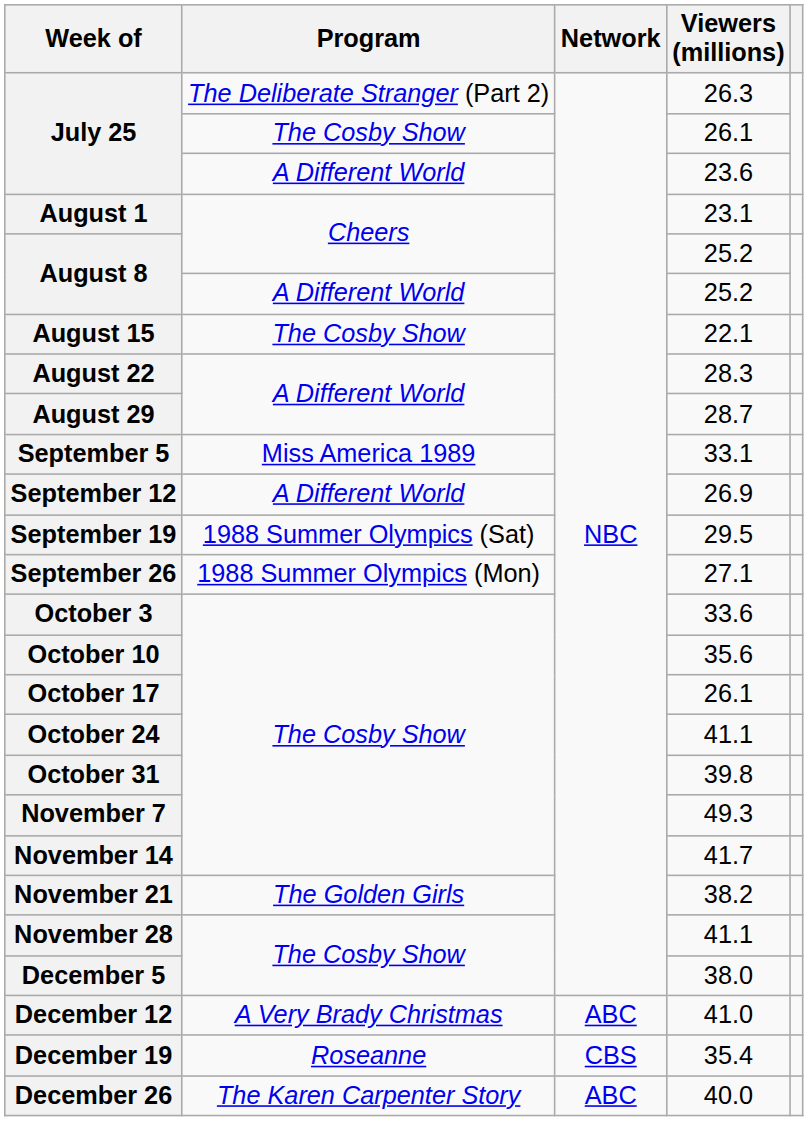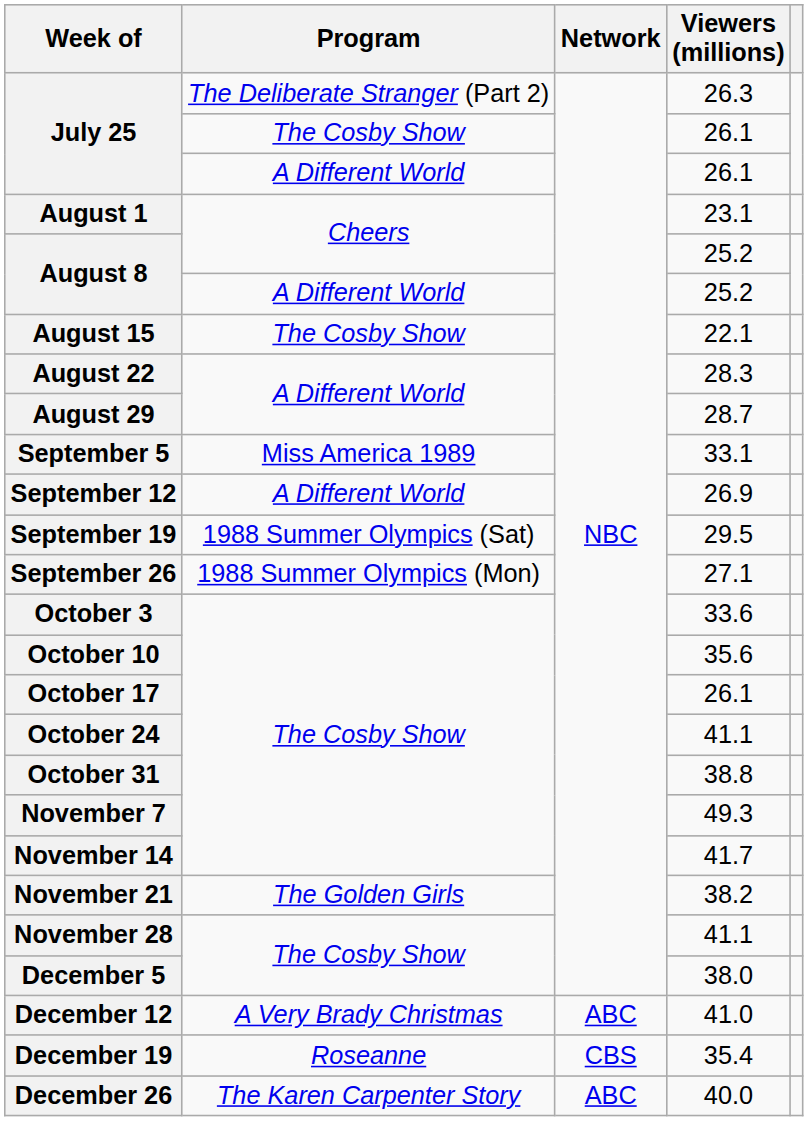(728, 173) 23.6 -> (728, 173) 26.1
(728, 774) 39.8 -> (728, 774) 38.8
